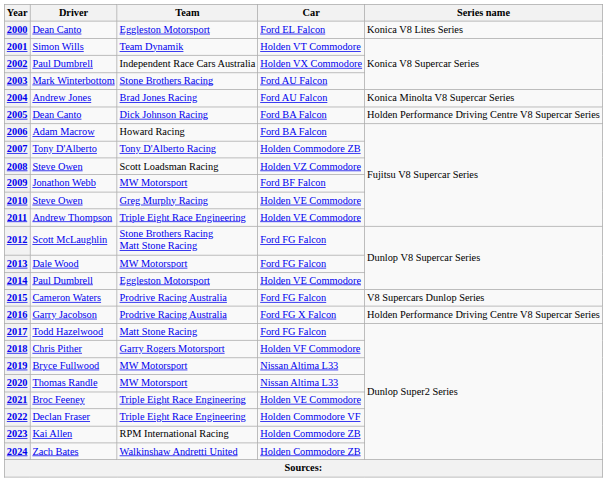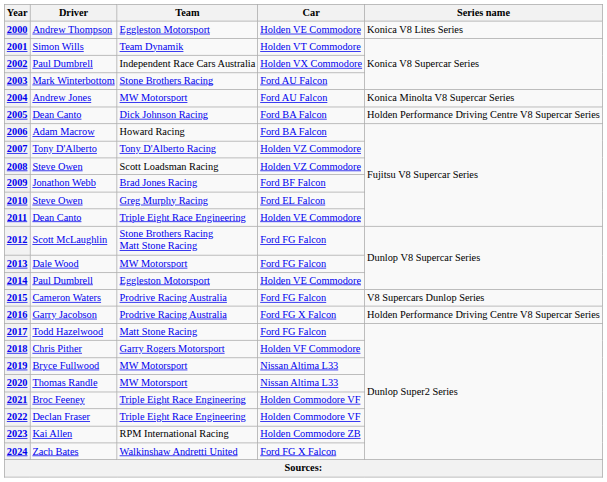(57, 29) Dean Canto -> (72, 29) Andrew Thompson
(293, 29) Ford EL Falcon -> (311, 29) Holden VE Commodore
(158, 97) Brad Jones Racing -> (154, 97) MW Motorsport
(310, 149) Holden Commodore ZB -> (311, 149) Holden VZ Commodore
(154, 183) MW Motorsport -> (158, 183) Brad Jones Racing
(311, 200) Holden VE Commodore -> (293, 200) Ford EL Falcon
(72, 217) Andrew Thompson -> (57, 217) Dean Canto
(311, 399) Holden VE Commodore -> (310, 399) Holden Commodore VF
(310, 451) Holden Commodore ZB -> (298, 451) Ford FG X Falcon
